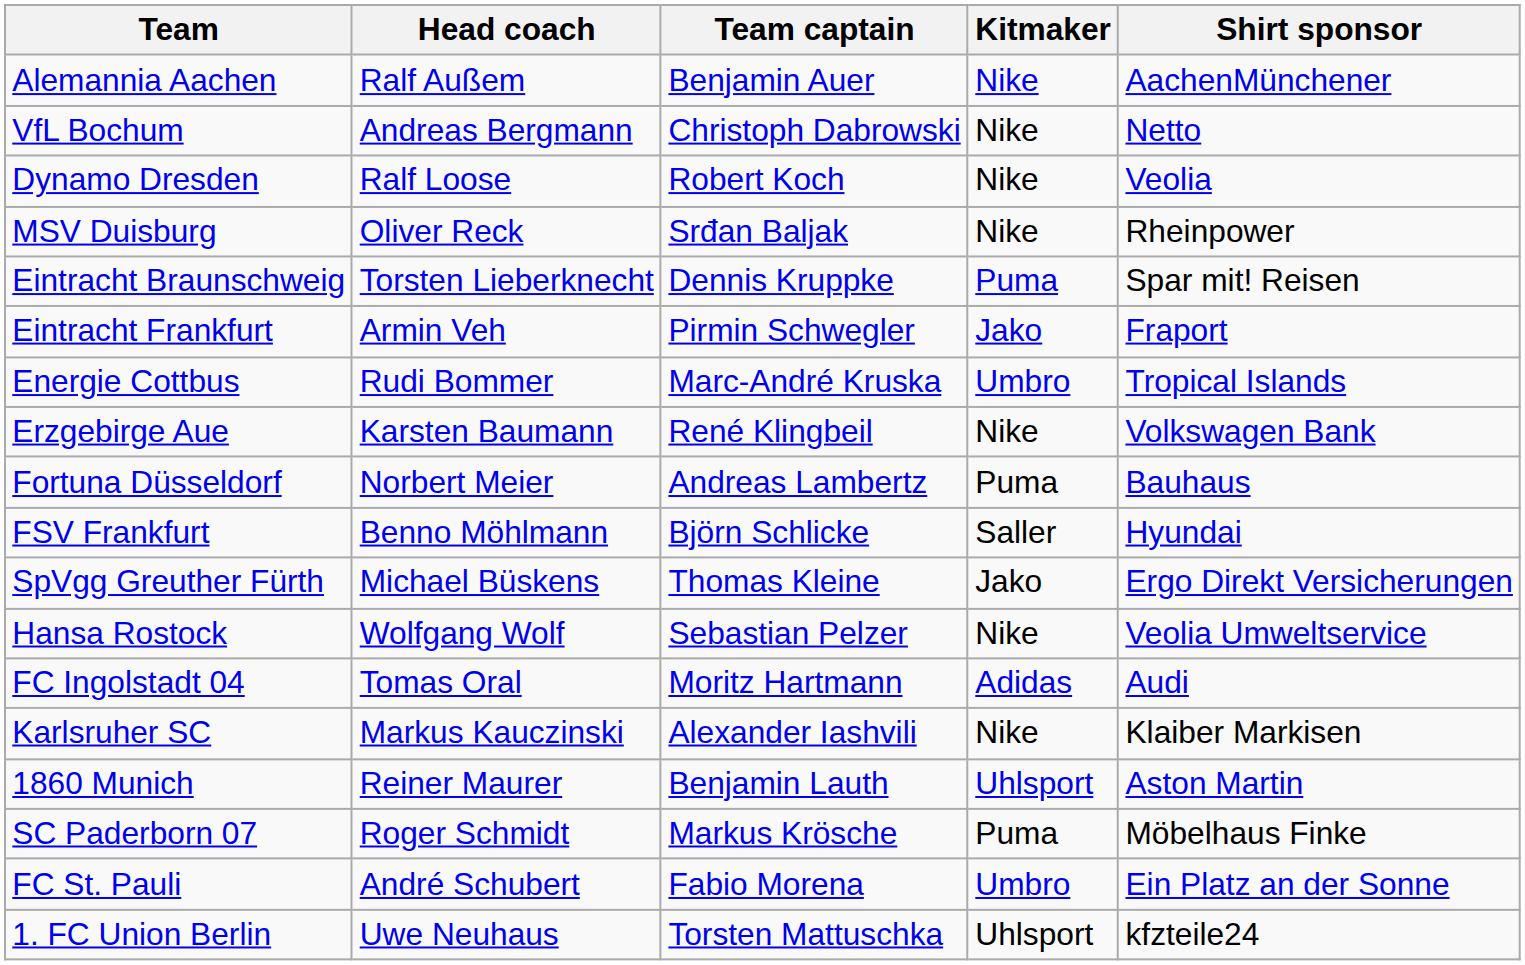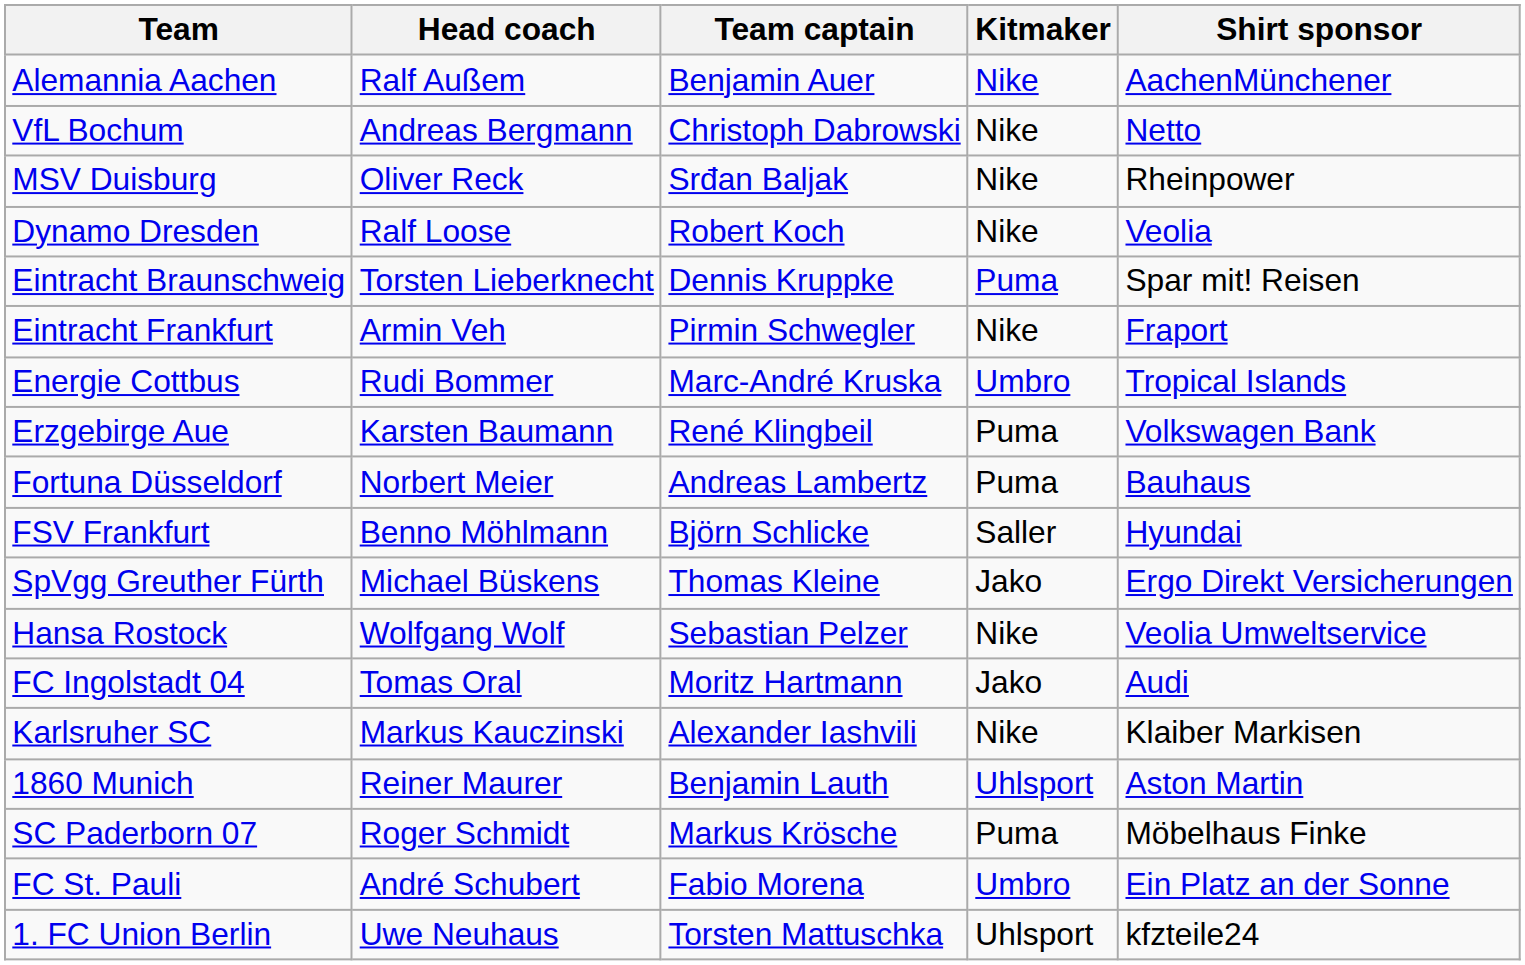rows swapped: (114, 230) <-> (136, 180)
(1009, 331) Jako -> (1007, 331) Nike
(1007, 431) Nike -> (1017, 431) Puma
(1024, 682) Adidas -> (1009, 682) Jako
